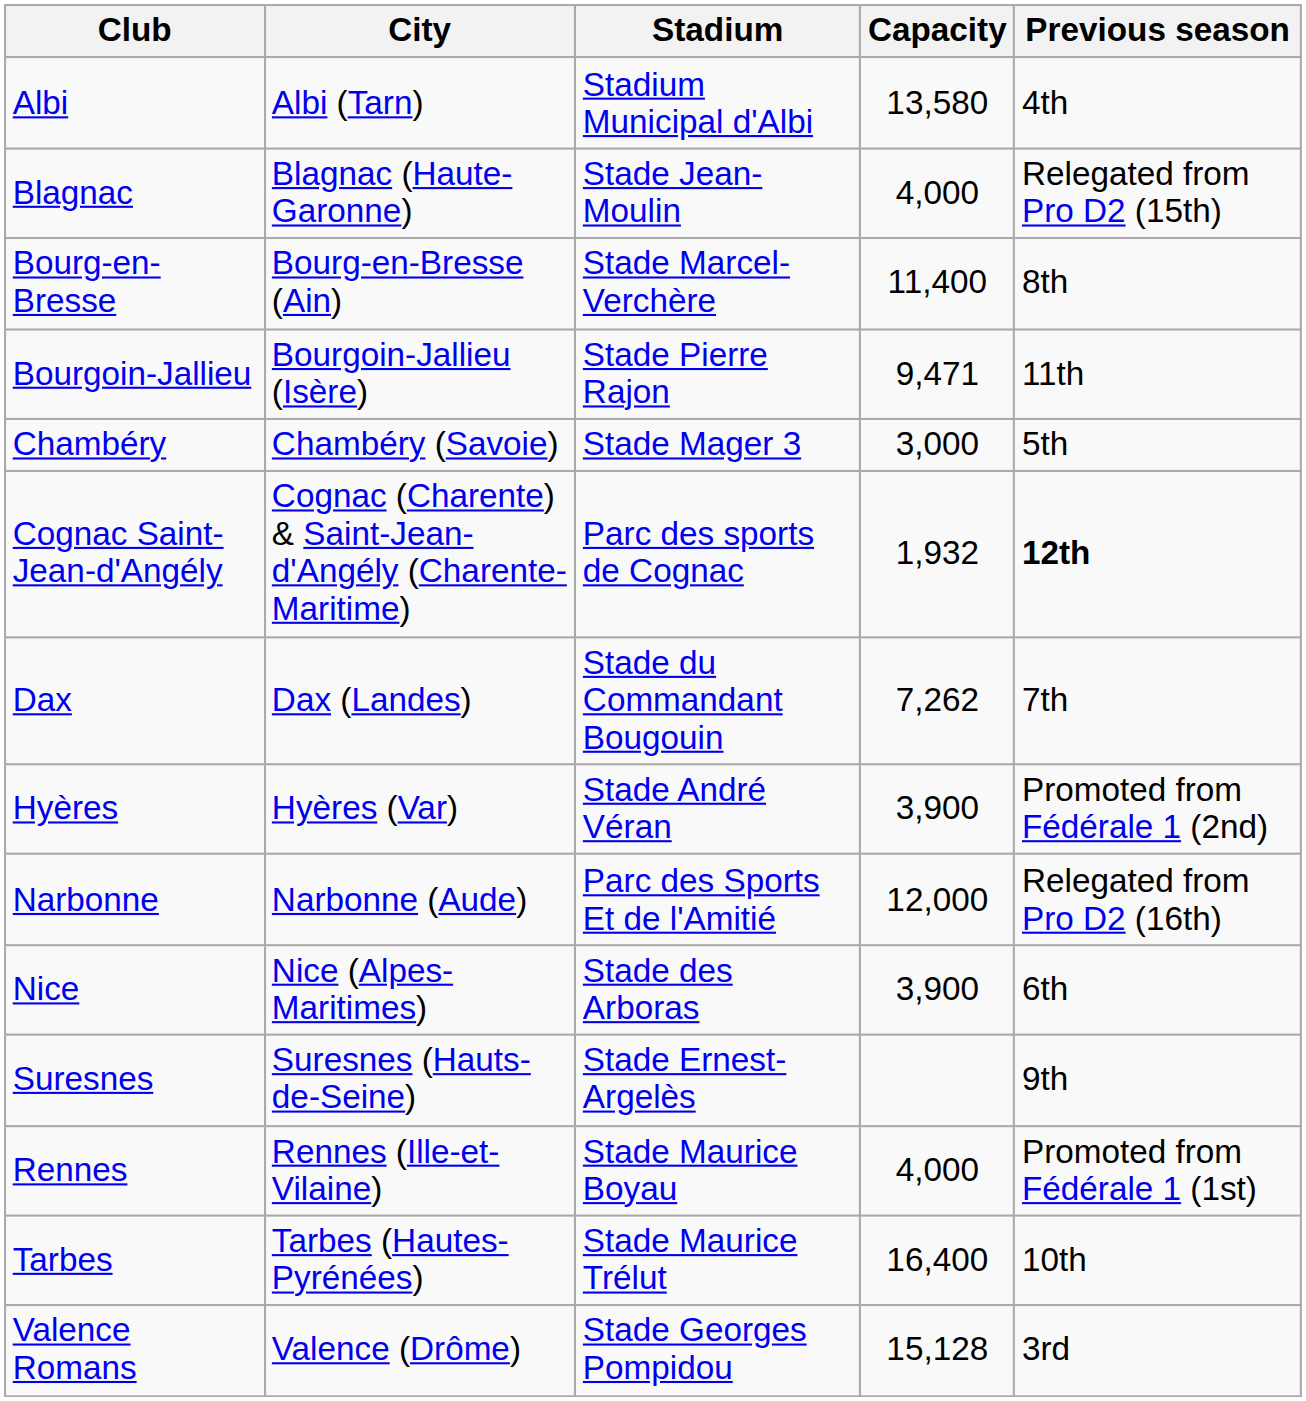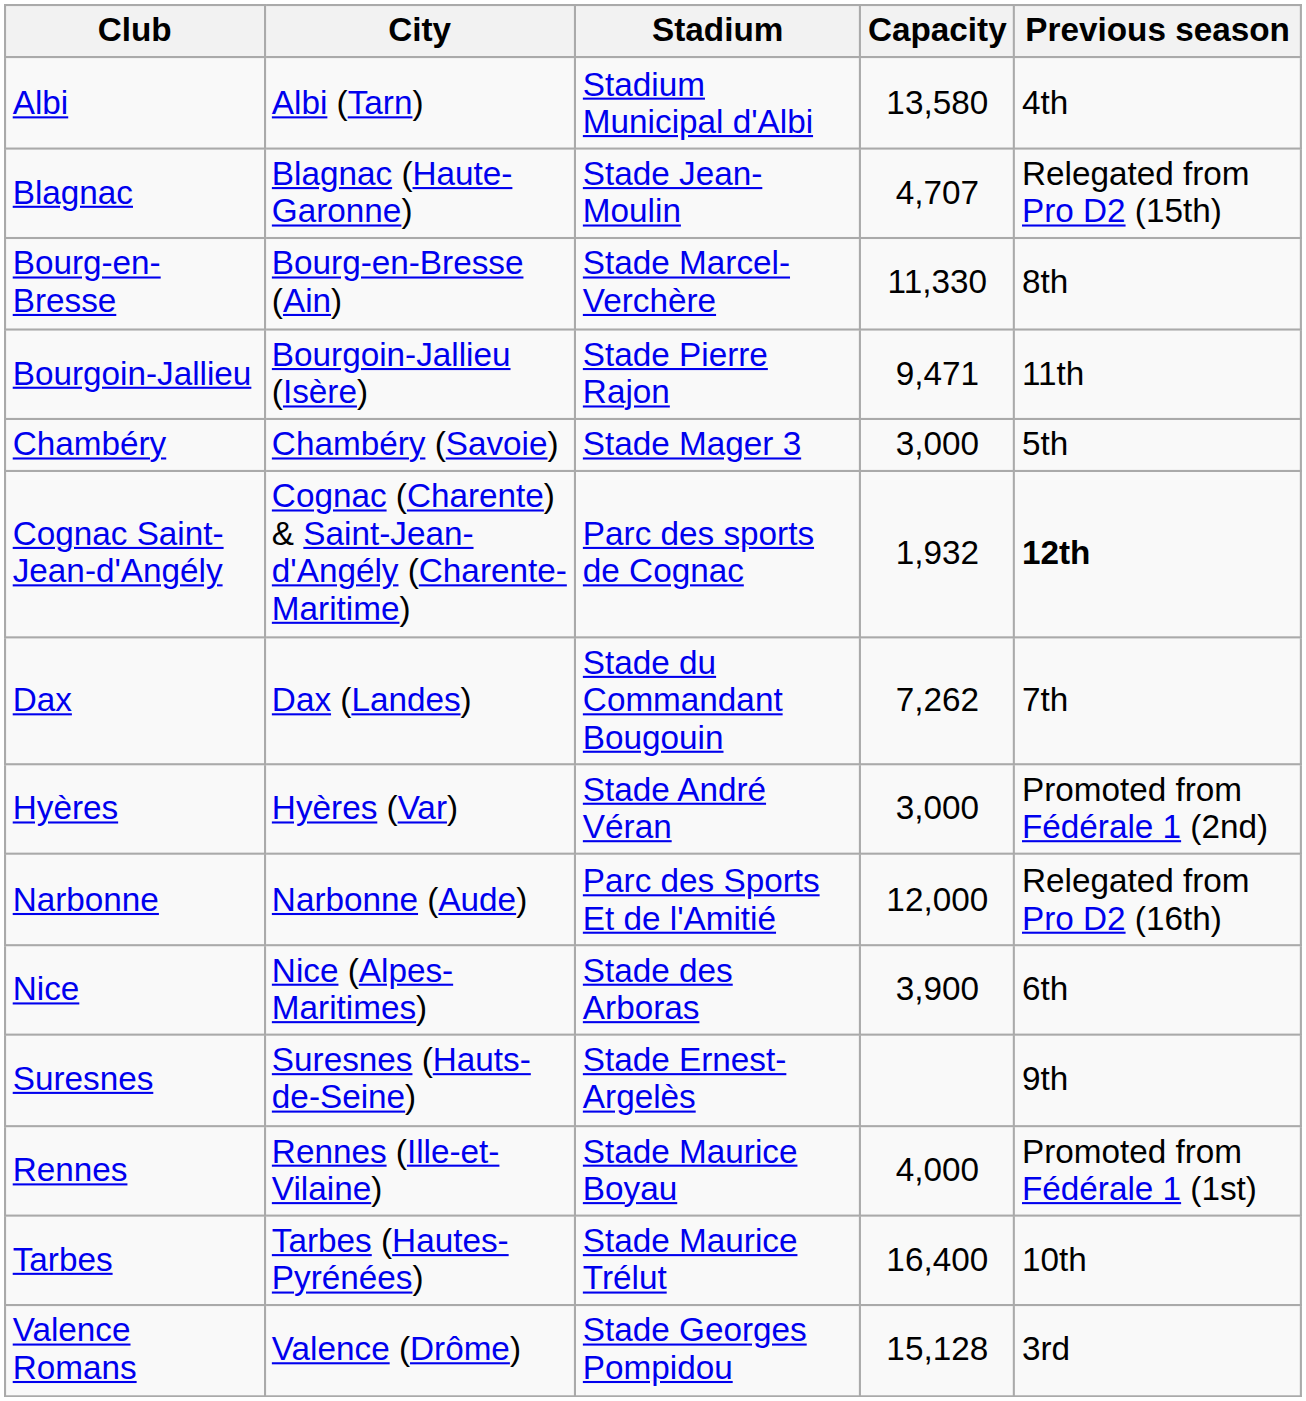(937, 192) 4,000 -> (937, 192) 4,707
(937, 282) 11,400 -> (937, 282) 11,330
(937, 808) 3,900 -> (937, 808) 3,000
